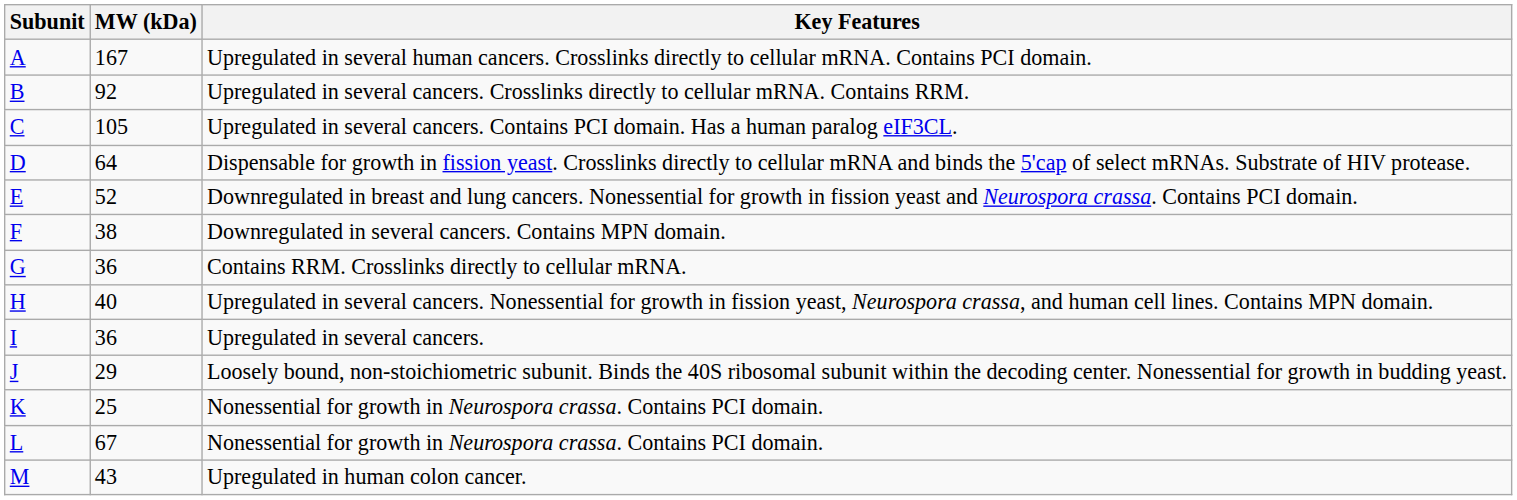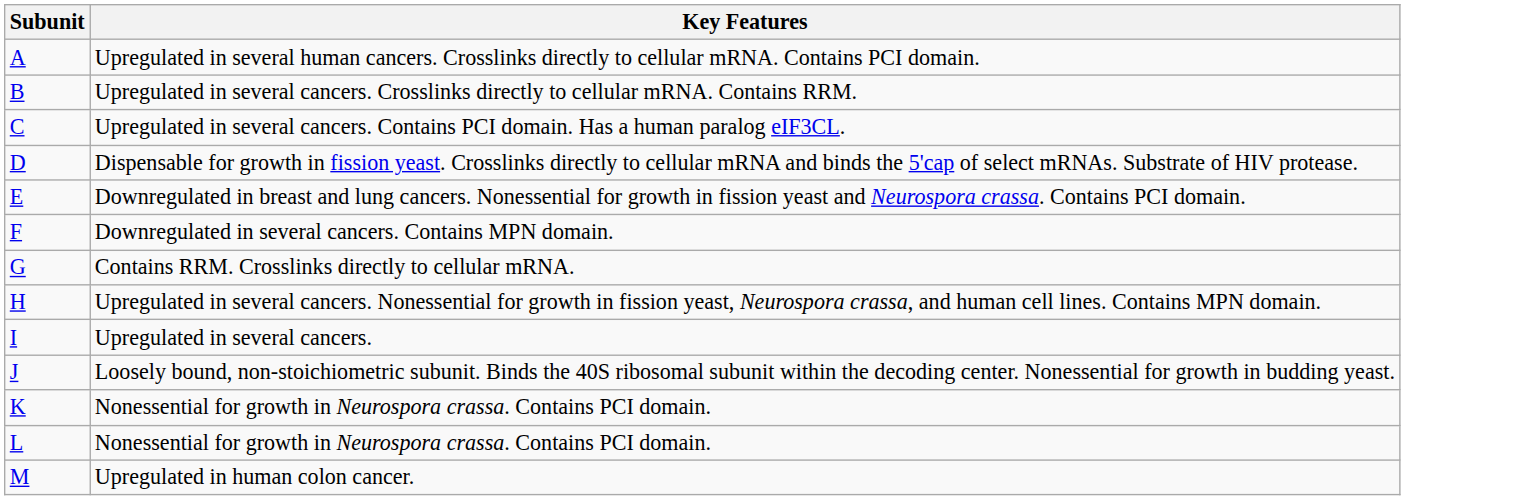- column: (146, 22)
